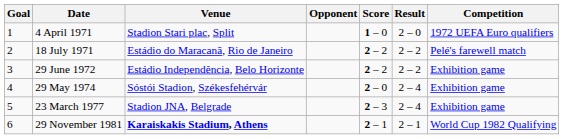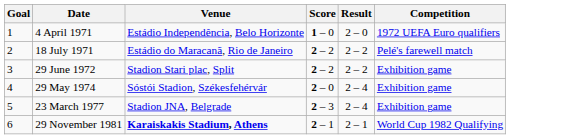- column: (333, 13)
(181, 32) Stadion Stari plac, Split -> (216, 32) Estádio Independência, Belo Horizonte
(216, 69) Estádio Independência, Belo Horizonte -> (181, 69) Stadion Stari plac, Split
